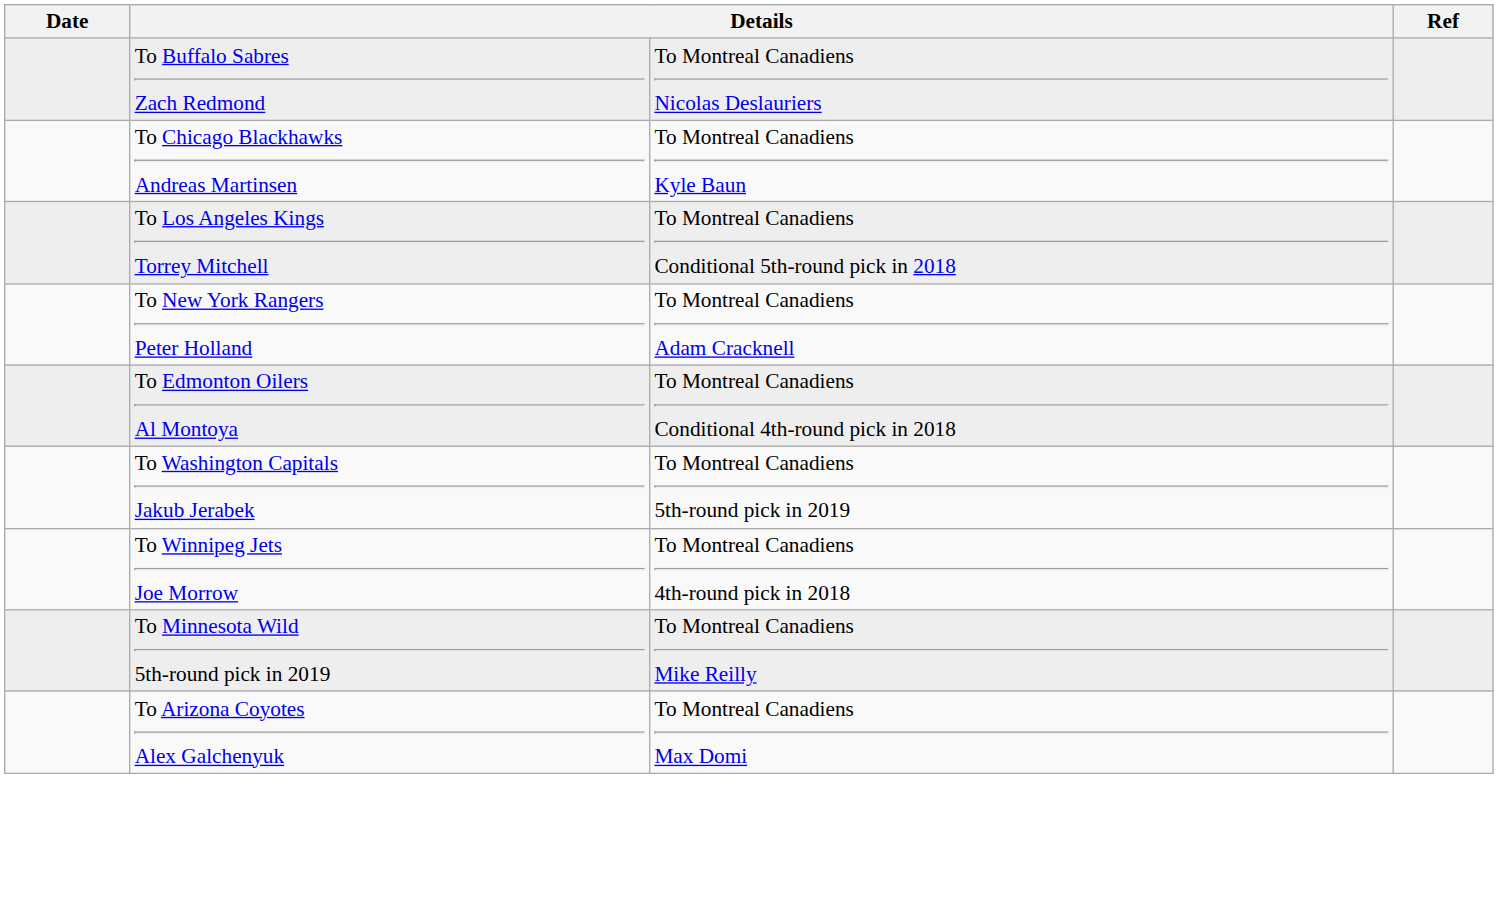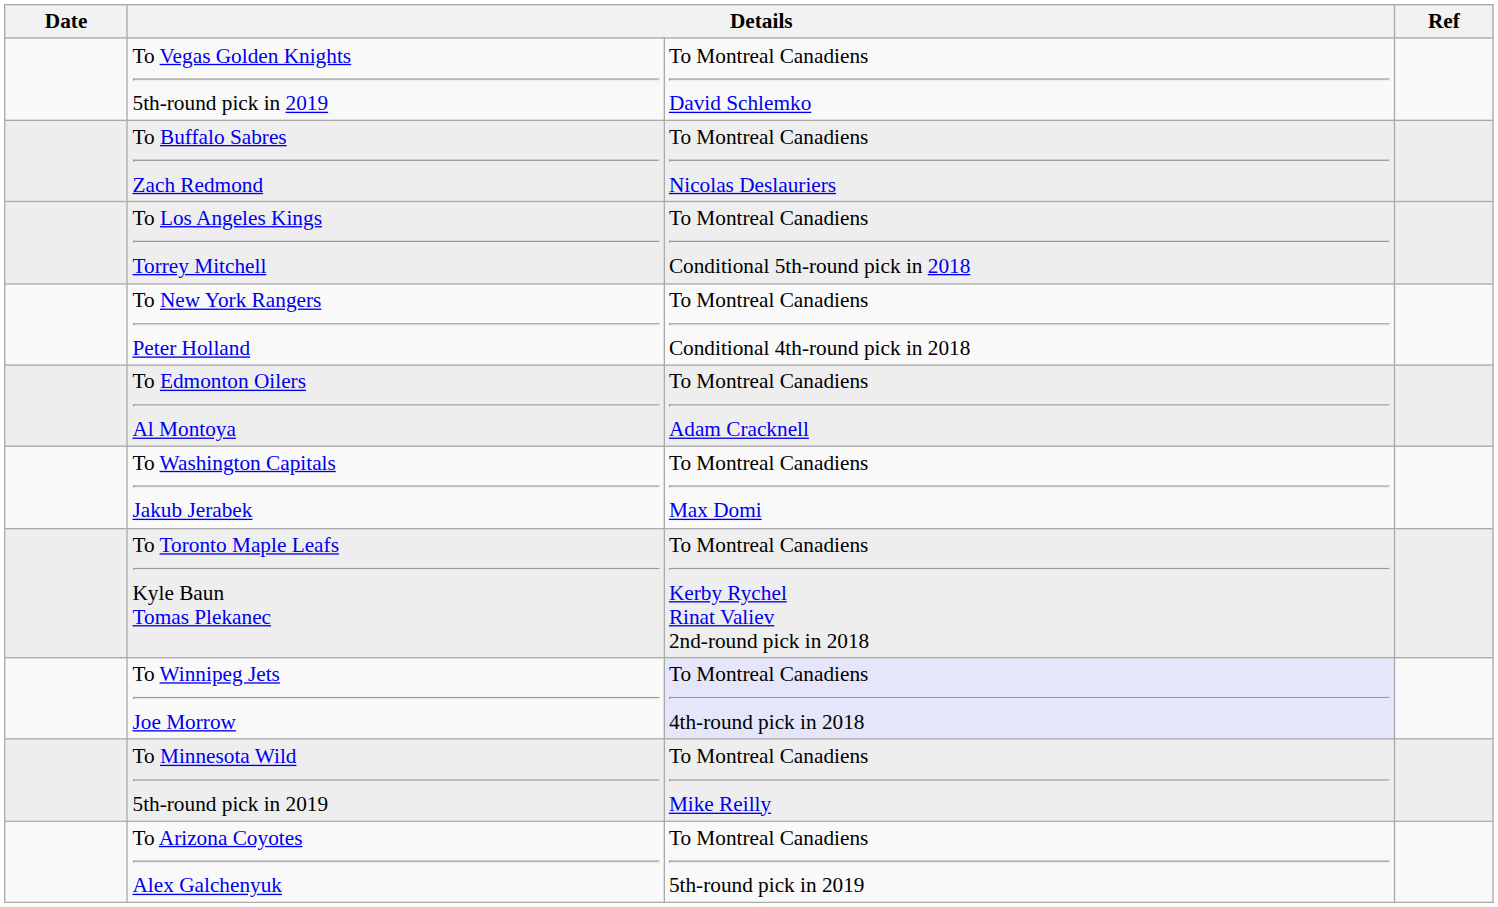+ row: (396, 79)
- row: (390, 160)
(1021, 323) To Montreal Canadiens Adam Cracknell -> (1029, 323) To Montreal Canadiens Conditional 4th-round pick in 2018
(1021, 405) To Montreal Canadiens Conditional 4th-round pick in 2018 -> (1029, 405) To Montreal Canadiens Adam Cracknell
(1021, 487) To Montreal Canadiens 5th-round pick in 2019 -> (1029, 487) To Montreal Canadiens Max Domi
+ row: (396, 580)
(1021, 568) no background -> (1029, 698) lavender background
(1021, 732) To Montreal Canadiens Max Domi -> (1029, 861) To Montreal Canadiens 5th-round pick in 2019
